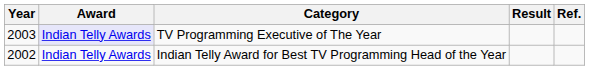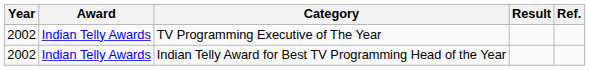(22, 34) 2003 -> (22, 34) 2002
(96, 34) lavender background -> (96, 34) no background
